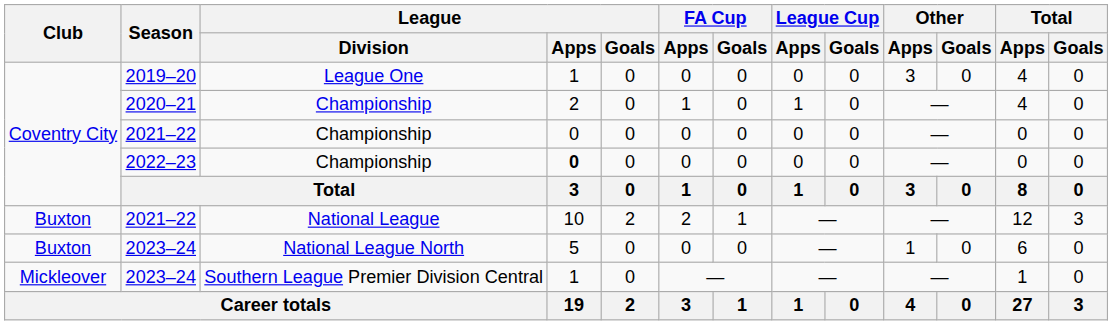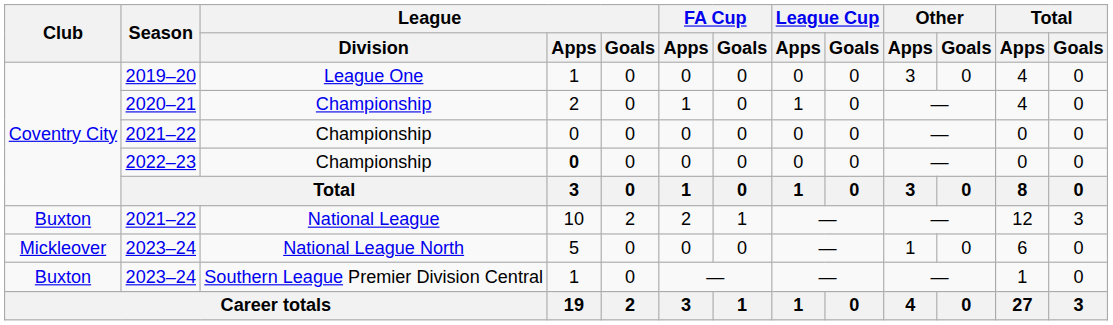(63, 248) Buxton -> (63, 248) Mickleover
(63, 276) Mickleover -> (63, 276) Buxton
